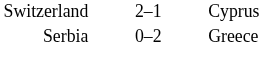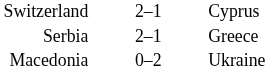(148, 36) 0–2 -> (148, 36) 2–1
+ row: (49, 60)
